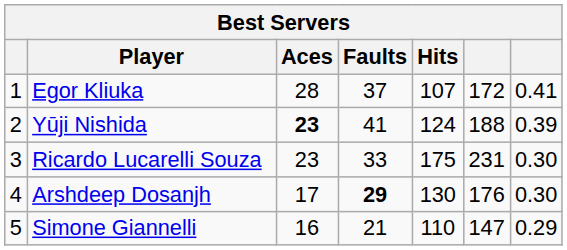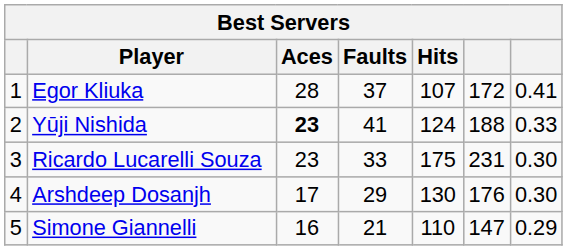(536, 125) 0.39 -> (536, 125) 0.33
(375, 194) bold -> (375, 194) normal
